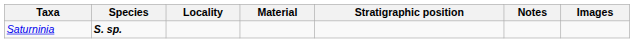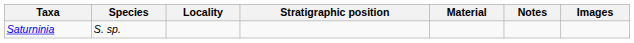columns swapped: (409, 12) <-> (277, 12)
(108, 29) bold -> (107, 29) normal
